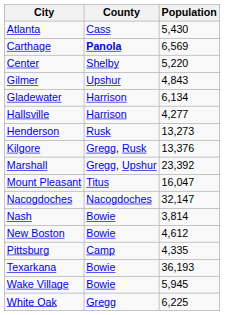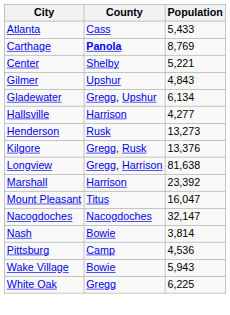(175, 30) 5,430 -> (181, 30) 5,433
(175, 47) 6,569 -> (181, 47) 8,769
(175, 64) 5,220 -> (181, 64) 5,221
(106, 98) Harrison -> (121, 98) Gregg, Upshur
+ row: (29, 166)
(121, 166) Gregg, Upshur -> (106, 183) Harrison
- row: (36, 234)
(175, 251) 4,335 -> (181, 251) 4,536
- row: (32, 268)
(175, 285) 5,945 -> (181, 268) 5,943
